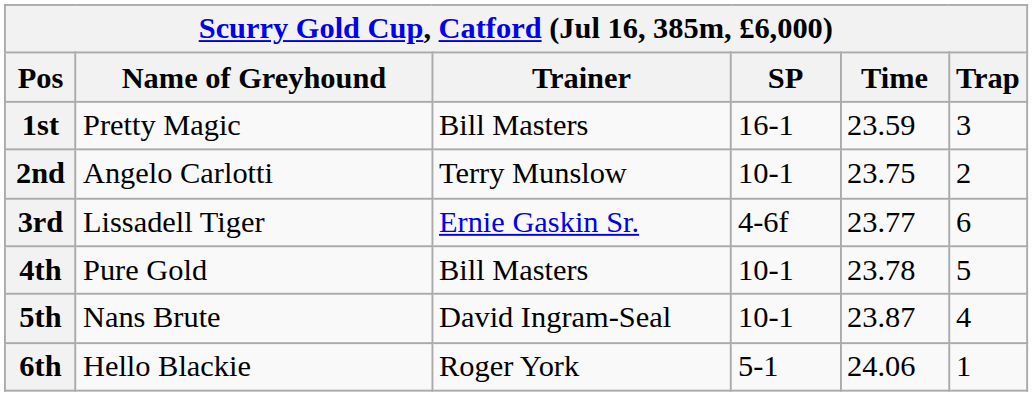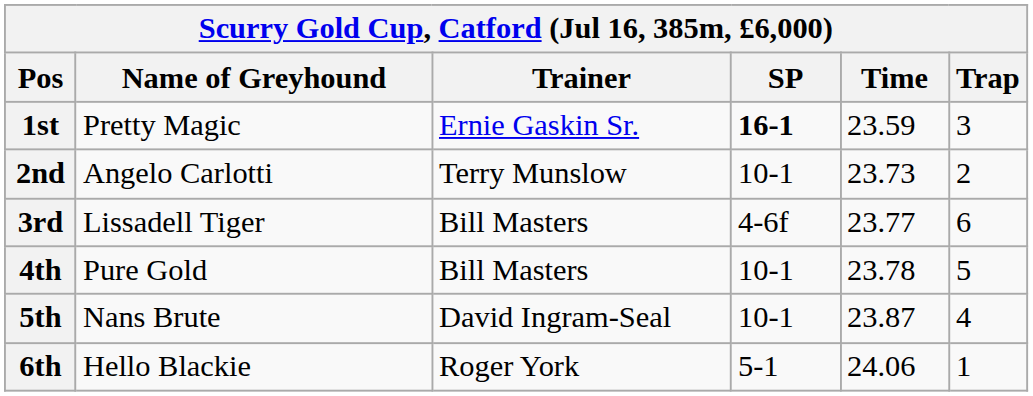(514, 125) Bill Masters -> (539, 125) Ernie Gaskin Sr.
(766, 125) normal -> (766, 125) bold
(881, 173) 23.75 -> (881, 173) 23.73
(539, 221) Ernie Gaskin Sr. -> (514, 221) Bill Masters
